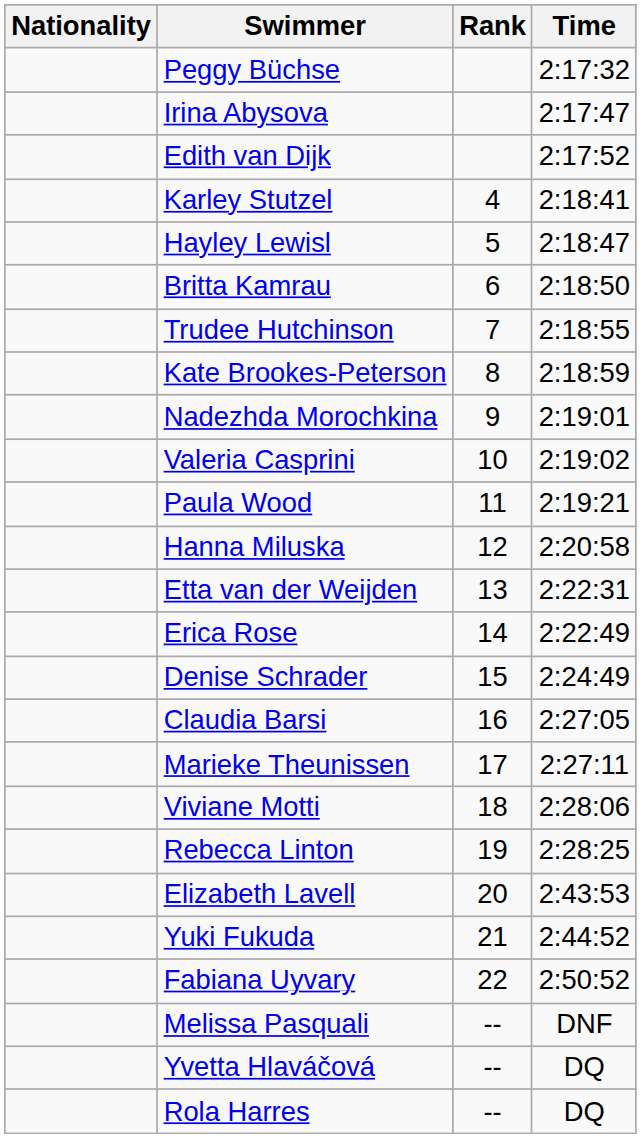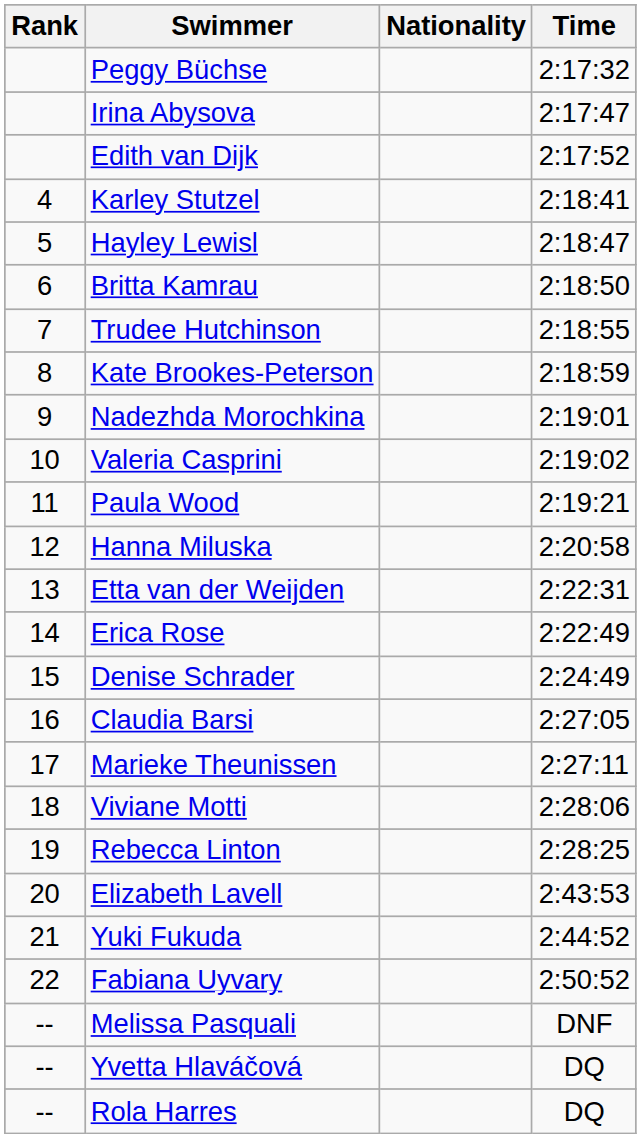columns swapped: (493, 26) <-> (81, 26)
